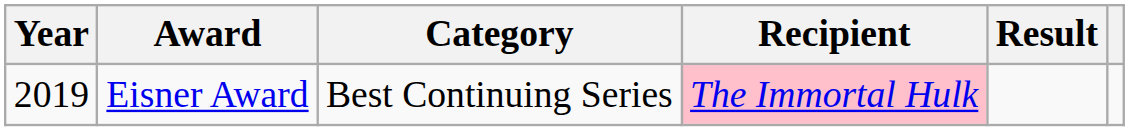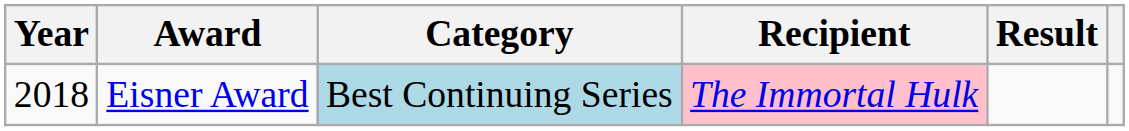(51, 93) 2019 -> (51, 93) 2018
(499, 93) no background -> (499, 93) lightblue background
